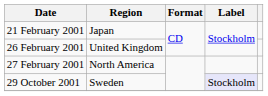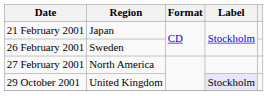(126, 47) United Kingdom -> (106, 47) Sweden
(106, 82) Sweden -> (126, 82) United Kingdom
